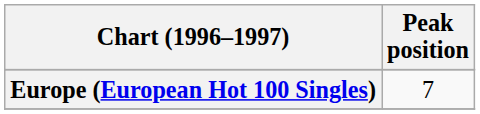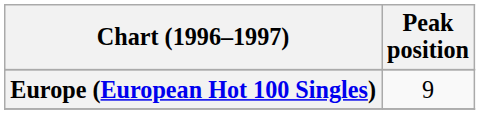(428, 89) 7 -> (428, 89) 9
